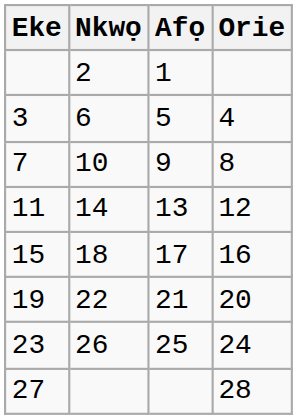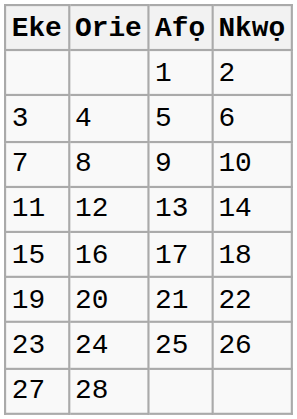columns swapped: (252, 28) <-> (108, 28)
